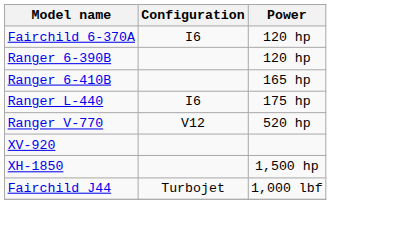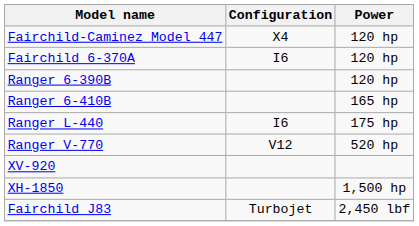+ row: (115, 37)
- row: (59, 188)
+ row: (59, 210)
